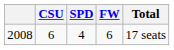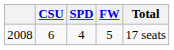(109, 34) 6 -> (109, 34) 5
